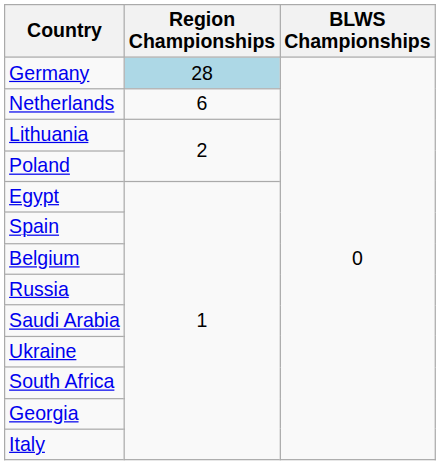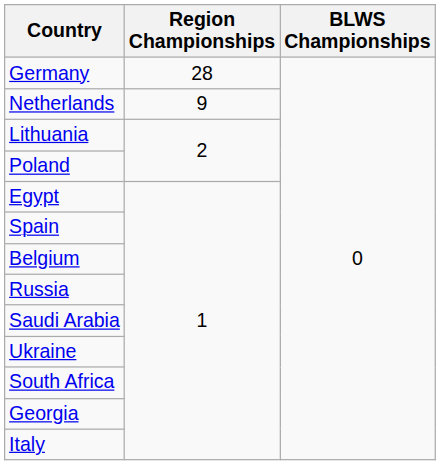(202, 72) lightblue background -> (202, 72) no background
(202, 103) 6 -> (202, 103) 9
